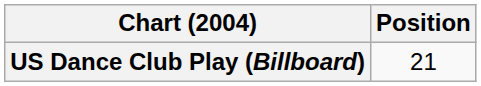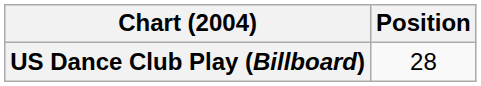(423, 61) 21 -> (423, 61) 28
